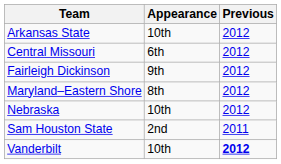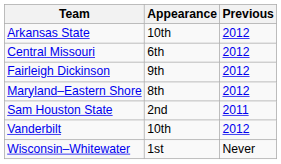- row: (33, 110)
(236, 149) bold -> (236, 129) normal
+ row: (69, 149)
